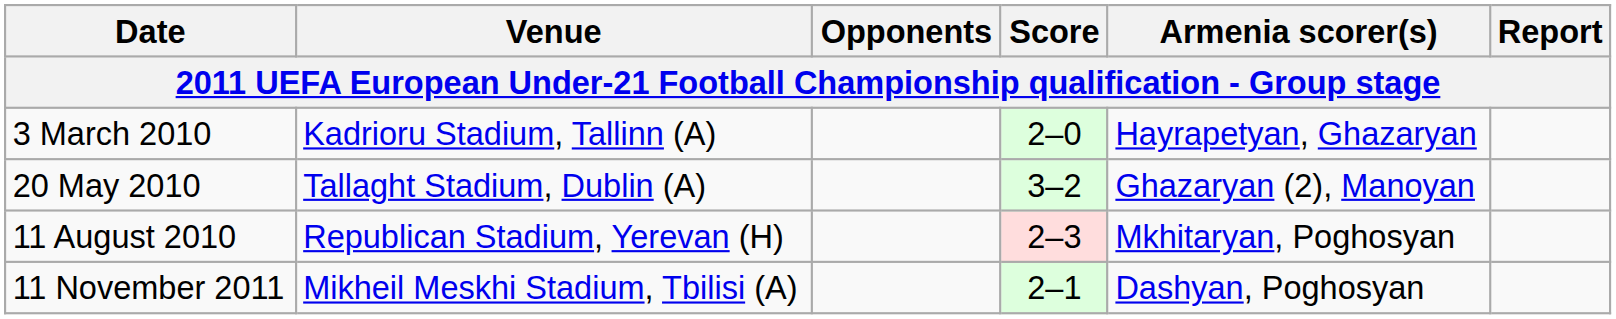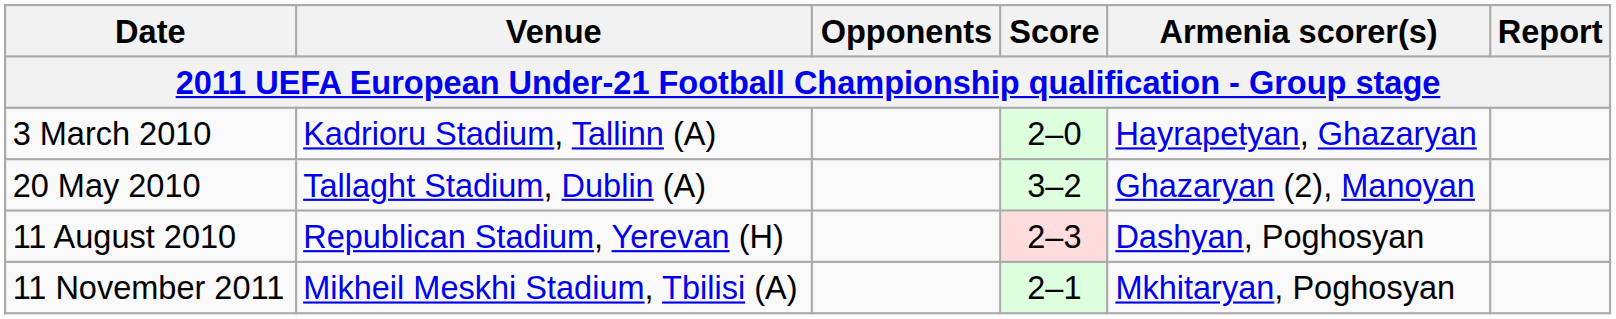(1285, 237) Mkhitaryan, Poghosyan -> (1270, 237) Dashyan, Poghosyan
(1270, 288) Dashyan, Poghosyan -> (1285, 288) Mkhitaryan, Poghosyan
